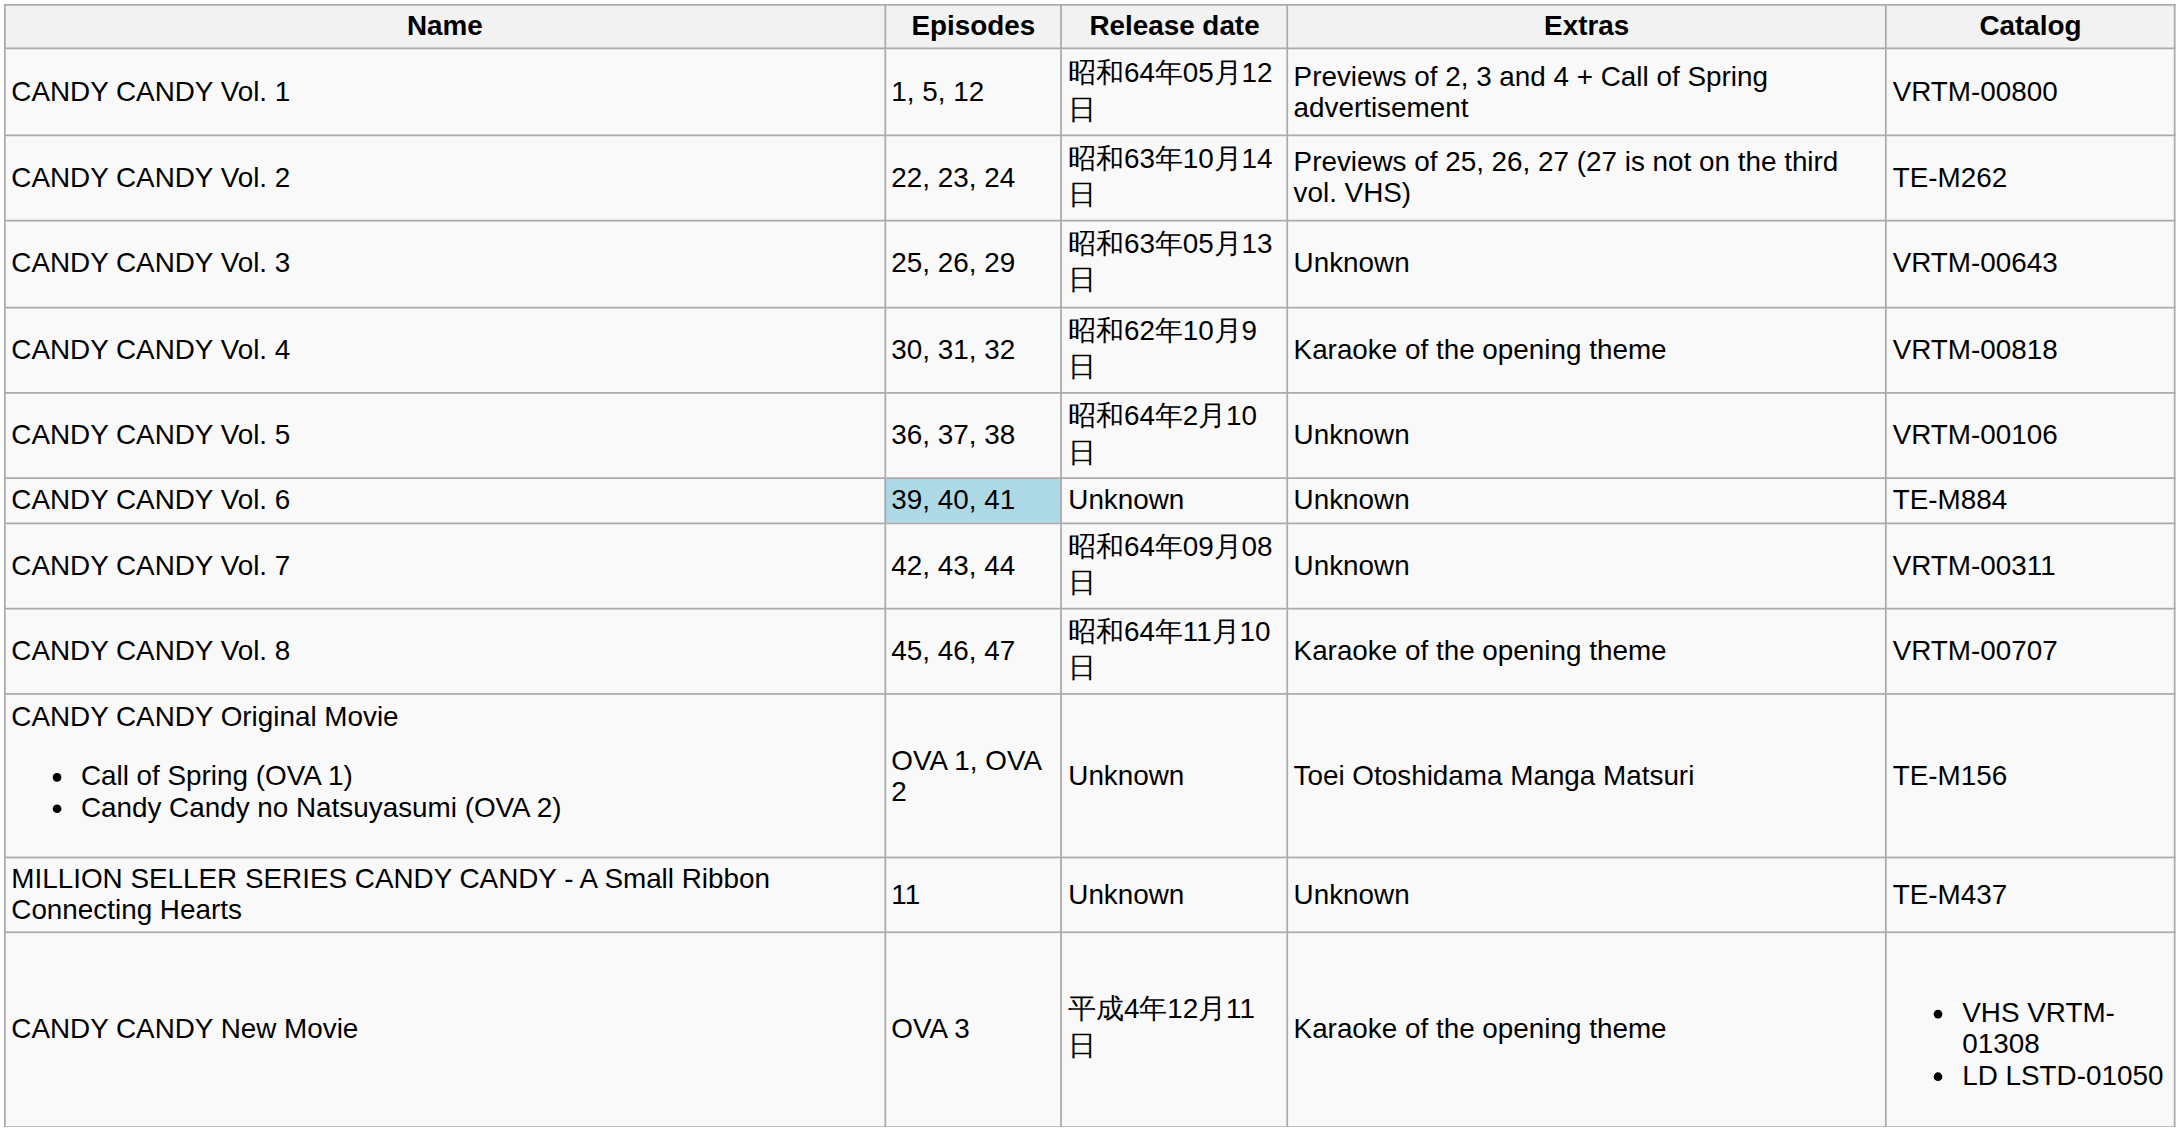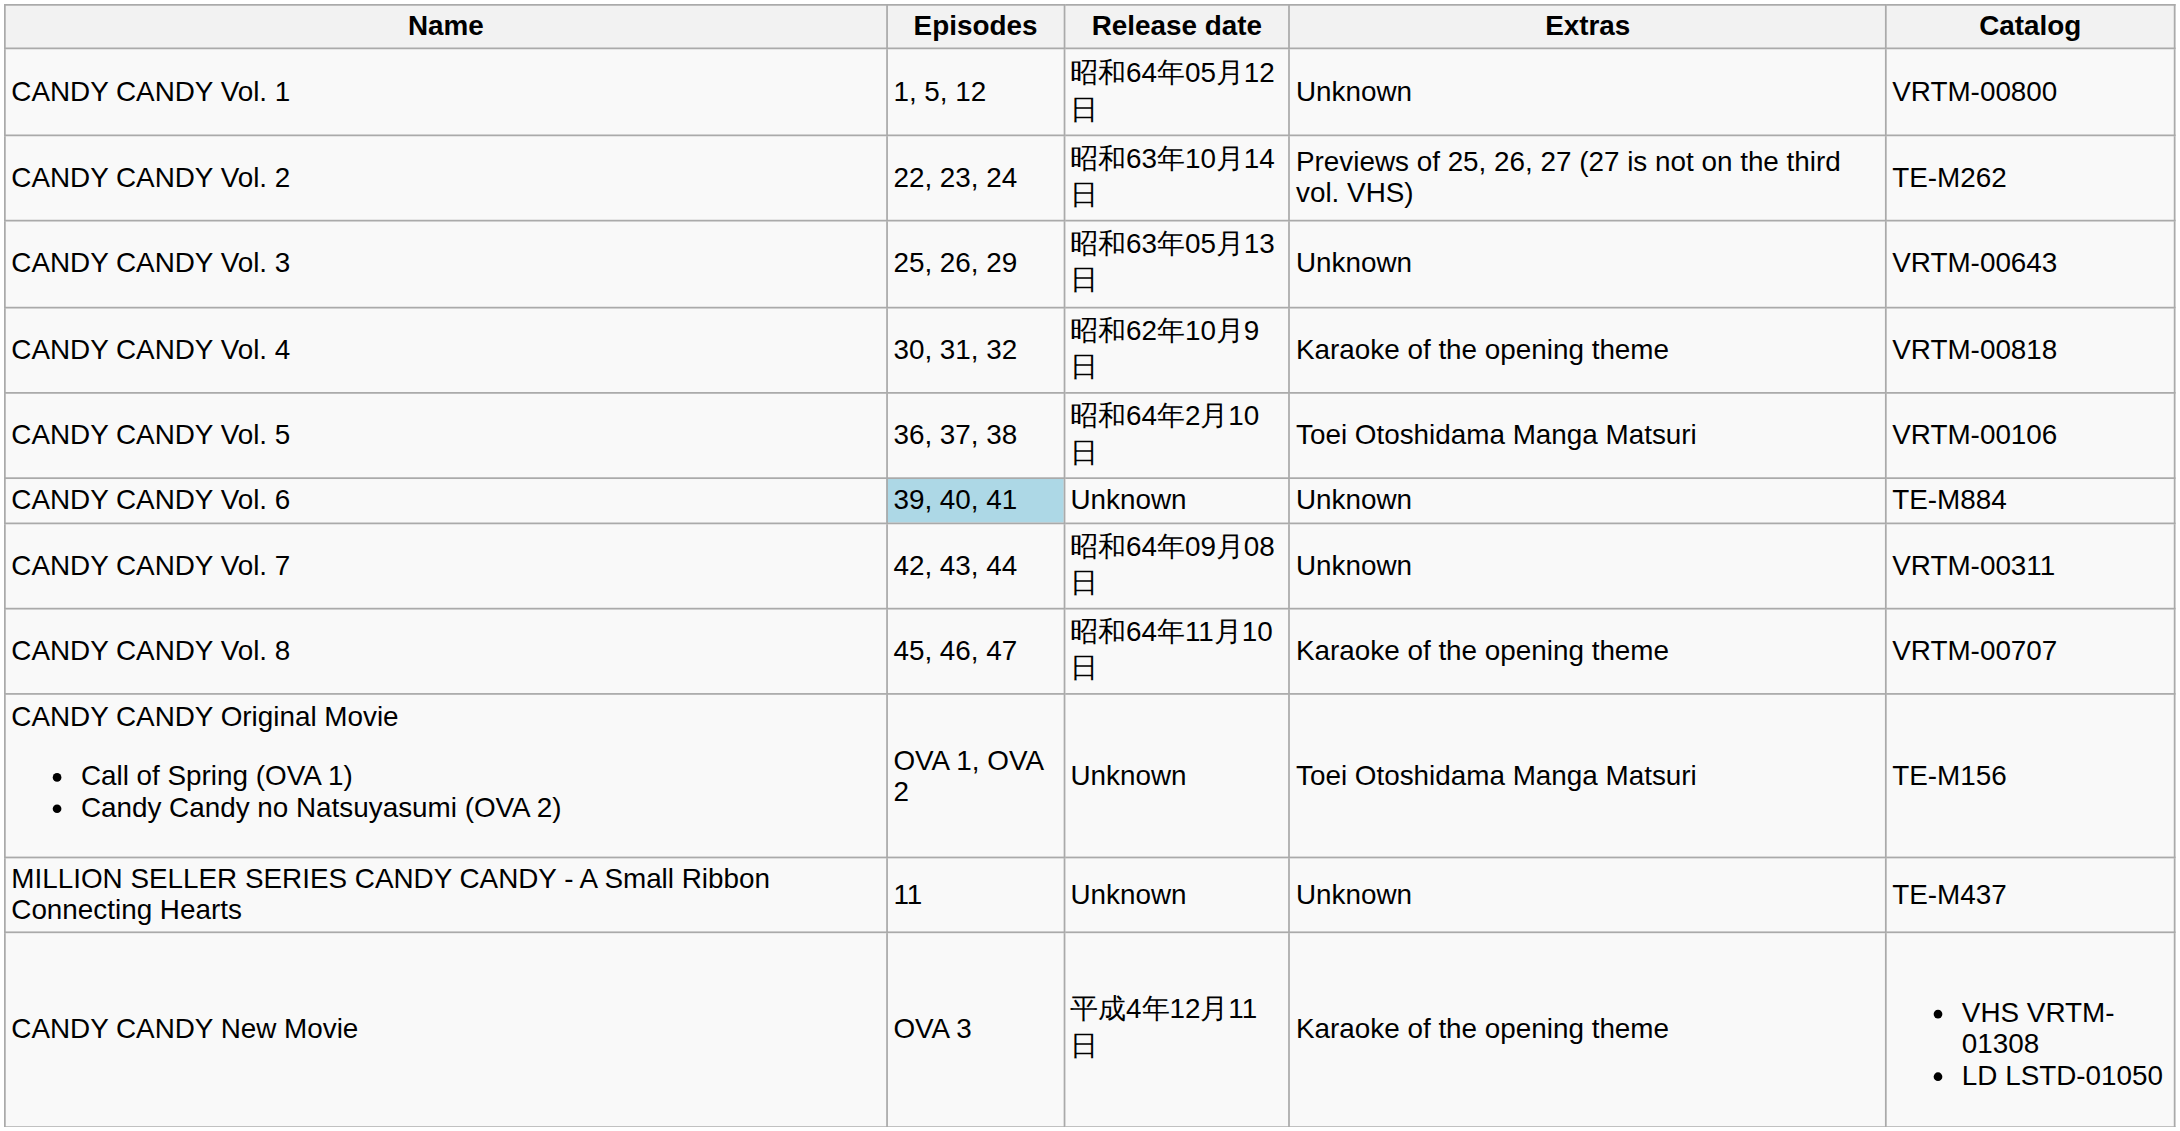(1531, 91) Previews of 2, 3 and 4 + Call of Spring advertisement -> (1354, 91) Unknown
(1352, 435) Unknown -> (1496, 435) Toei Otoshidama Manga Matsuri
